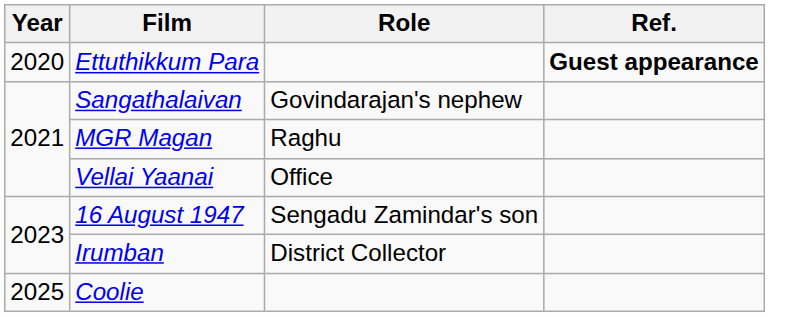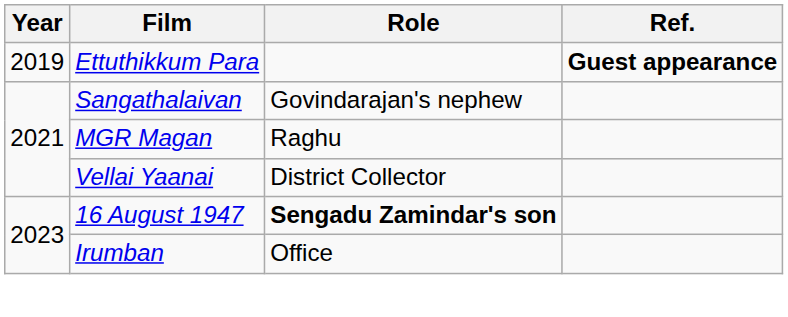(37, 61) 2020 -> (37, 61) 2019
(302, 176) Office -> (358, 176) District Collector
(404, 215) normal -> (413, 215) bold
(358, 253) District Collector -> (302, 253) Office
- row: (109, 291)
